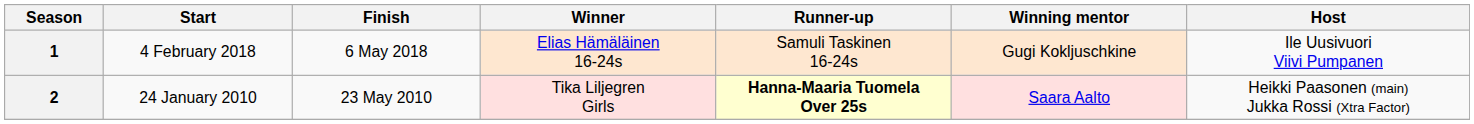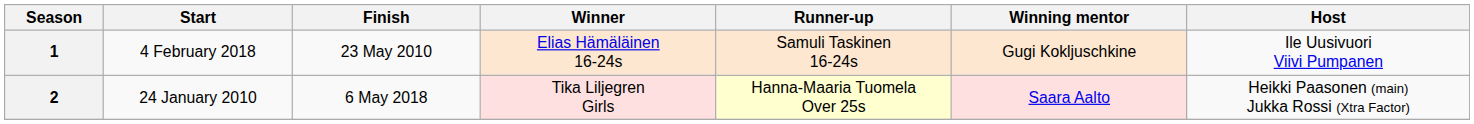(386, 52) 6 May 2018 -> (386, 52) 23 May 2010
(386, 97) 23 May 2010 -> (386, 97) 6 May 2018
(834, 97) bold -> (834, 97) normal
